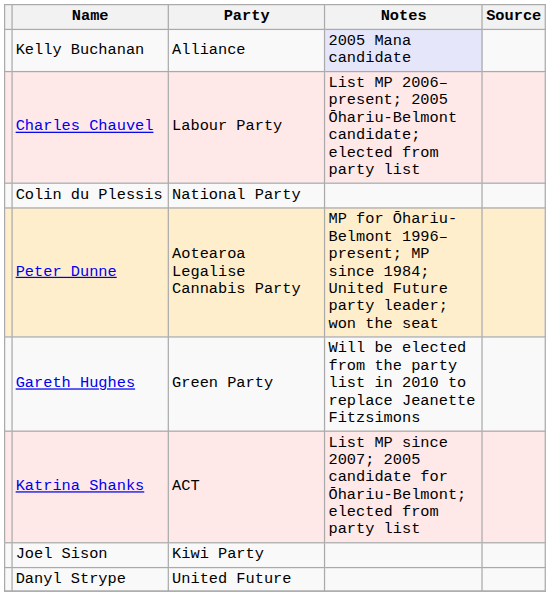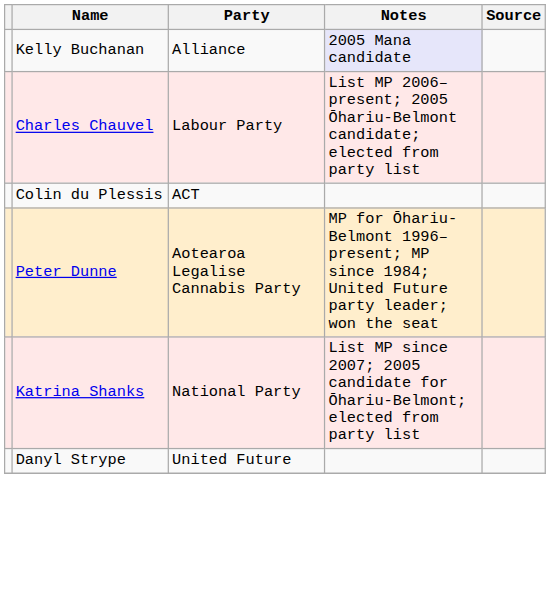(236, 196) National Party -> (186, 196) ACT
- row: (75, 384)
(186, 487) ACT -> (236, 393) National Party
- row: (62, 555)
